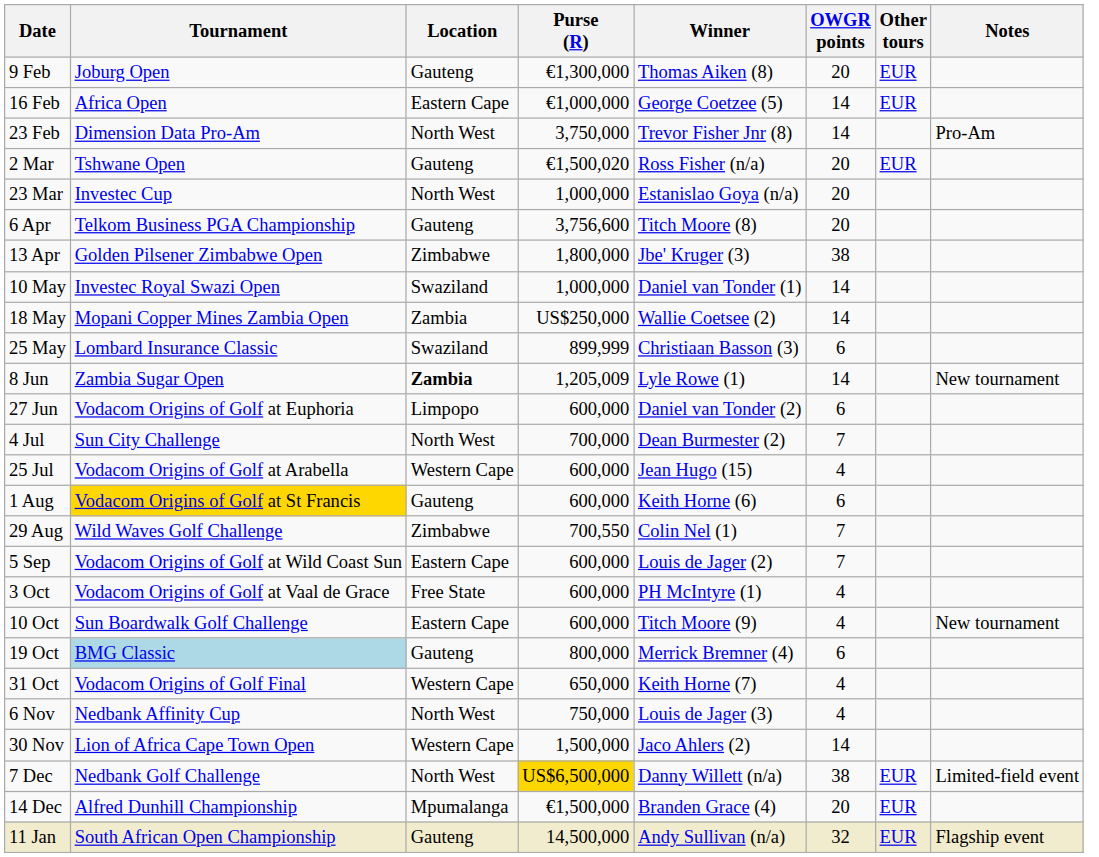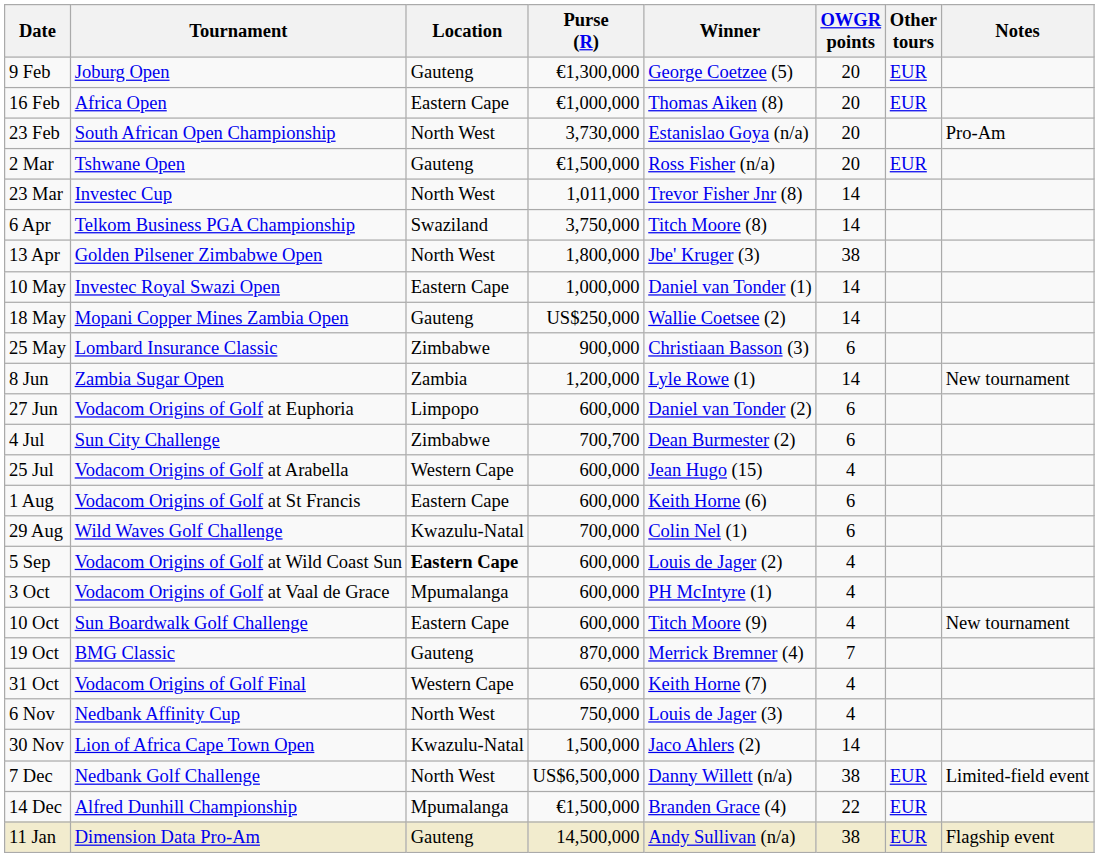(705, 72) Thomas Aiken (8) -> (721, 72) George Coetzee (5)
(710, 103) George Coetzee (5) -> (716, 103) Thomas Aiken (8)
(841, 103) 14 -> (851, 103) 20
(167, 133) Dimension Data Pro-Am -> (205, 133) South African Open Championship
(592, 133) 3,750,000 -> (603, 133) 3,730,000
(715, 133) Trevor Fisher Jnr (8) -> (729, 133) Estanislao Goya (n/a)
(841, 133) 14 -> (851, 133) 20
(588, 164) €1,500,020 -> (598, 164) €1,500,000
(592, 194) 1,000,000 -> (603, 194) 1,011,000
(718, 194) Estanislao Goya (n/a) -> (725, 194) Trevor Fisher Jnr (8)
(841, 194) 20 -> (851, 194) 14
(442, 225) Gauteng -> (449, 225) Swaziland
(592, 225) 3,756,600 -> (603, 225) 3,750,000
(841, 225) 20 -> (851, 225) 14
(450, 255) Zimbabwe -> (453, 255) North West
(449, 286) Swaziland -> (460, 286) Eastern Cape
(439, 317) Zambia -> (442, 317) Gauteng
(449, 347) Swaziland -> (450, 347) Zimbabwe
(599, 347) 899,999 -> (610, 347) 900,000
(442, 378) bold -> (439, 378) normal
(592, 378) 1,205,009 -> (603, 378) 1,200,000
(453, 439) North West -> (450, 439) Zimbabwe
(599, 439) 700,000 -> (610, 439) 700,700
(841, 439) 7 -> (851, 439) 6
(218, 500) gold background -> (218, 500) no background
(442, 500) Gauteng -> (460, 500) Eastern Cape
(450, 531) Zimbabwe -> (467, 531) Kwazulu-Natal
(599, 531) 700,550 -> (610, 531) 700,000
(841, 531) 7 -> (851, 531) 6
(460, 561) normal -> (465, 561) bold
(841, 561) 7 -> (851, 561) 4
(448, 592) Free State -> (460, 592) Mpumalanga
(125, 653) lightblue background -> (125, 653) no background
(599, 653) 800,000 -> (610, 653) 870,000
(841, 653) 6 -> (851, 653) 7
(462, 745) Western Cape -> (467, 745) Kwazulu-Natal
(576, 775) gold background -> (586, 775) no background
(841, 806) 20 -> (851, 806) 22
(205, 836) South African Open Championship -> (167, 836) Dimension Data Pro-Am
(841, 836) 32 -> (851, 836) 38
